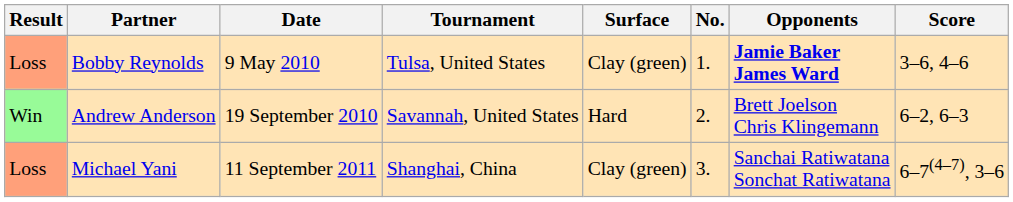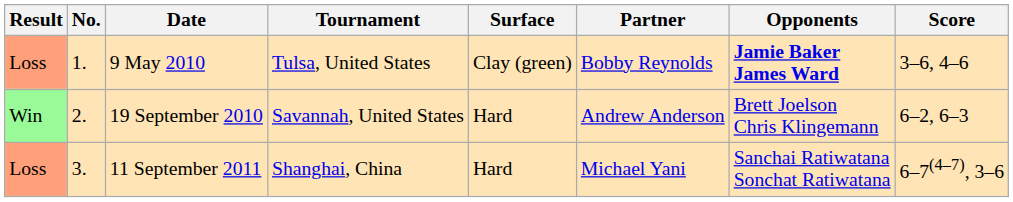columns swapped: (710, 20) <-> (144, 20)
(637, 169) Clay (green) -> (493, 169) Hard
